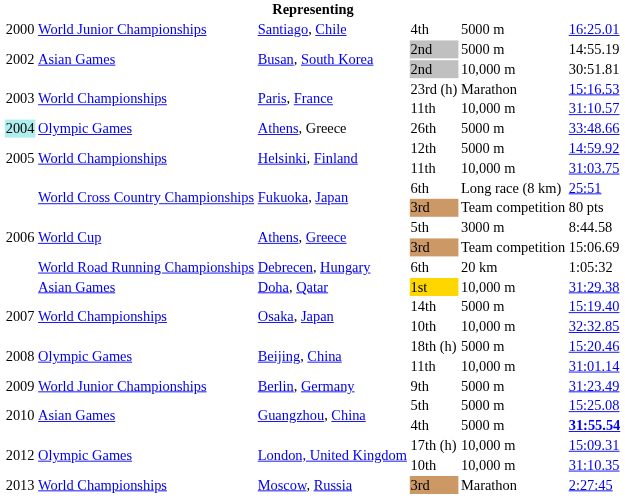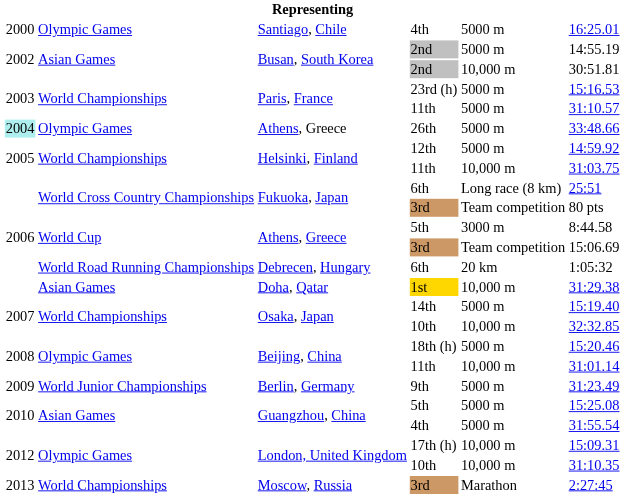(122, 29) World Junior Championships -> (85, 29) Olympic Games
(489, 89) Marathon -> (483, 89) 5000 m
(488, 108) 10,000 m -> (483, 108) 5000 m
(594, 425) bold -> (594, 425) normal
